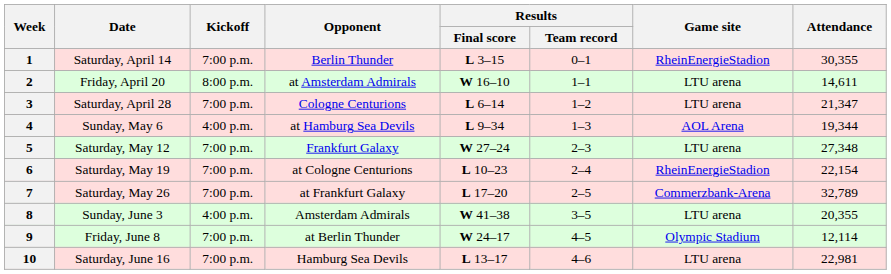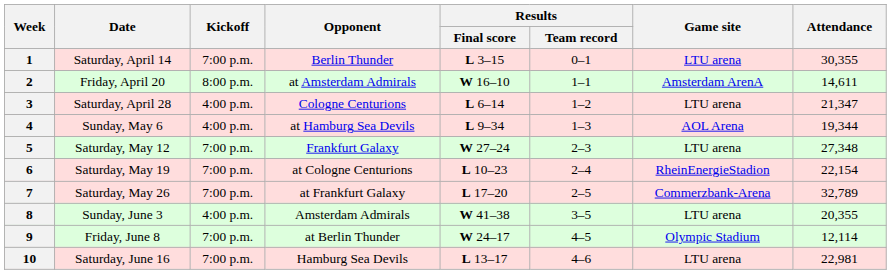(713, 59) RheinEnergieStadion -> (713, 59) LTU arena
(713, 81) LTU arena -> (713, 81) Amsterdam ArenA
(228, 103) 7:00 p.m. -> (228, 103) 4:00 p.m.
